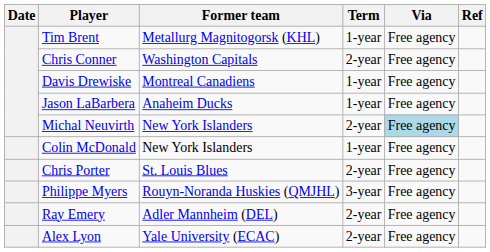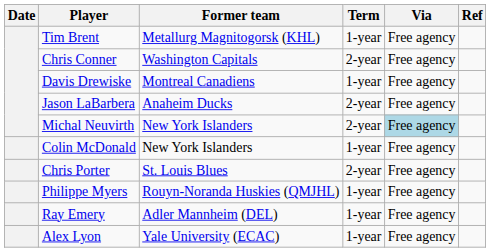(364, 103) 1-year -> (364, 103) 2-year
(364, 192) 3-year -> (364, 192) 1-year
(364, 214) 2-year -> (364, 214) 1-year
(364, 236) 2-year -> (364, 236) 1-year
